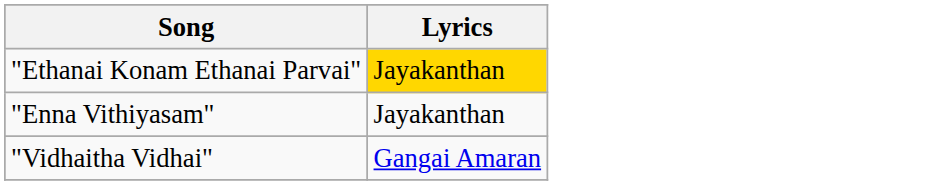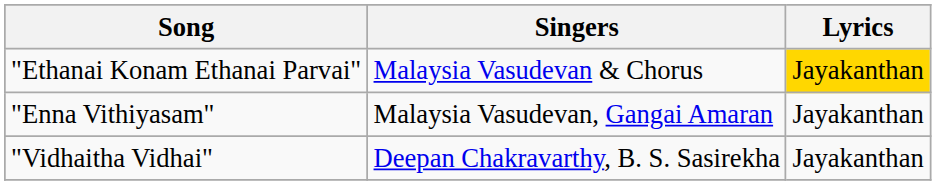+ column: (577, 26)
(457, 158) Gangai Amaran -> (858, 158) Jayakanthan
